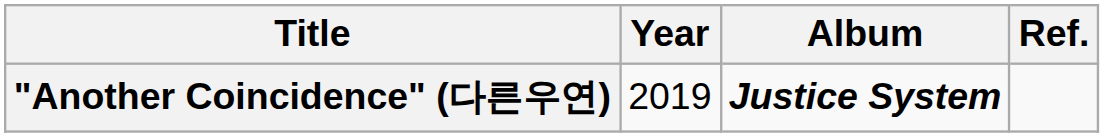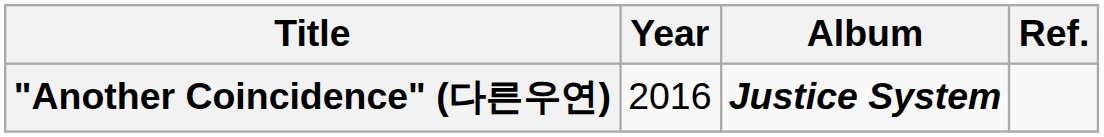(670, 97) 2019 -> (670, 97) 2016
